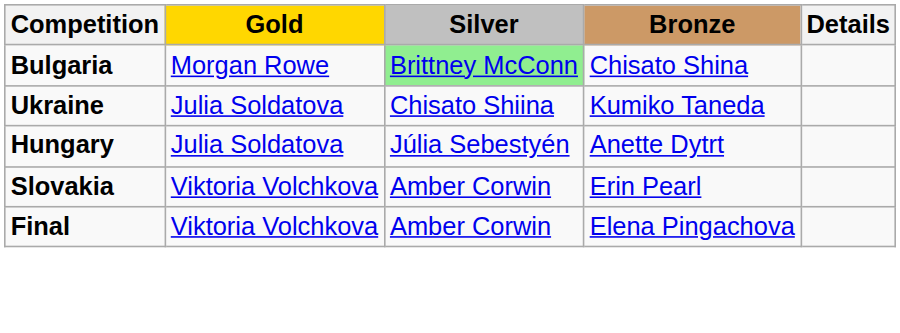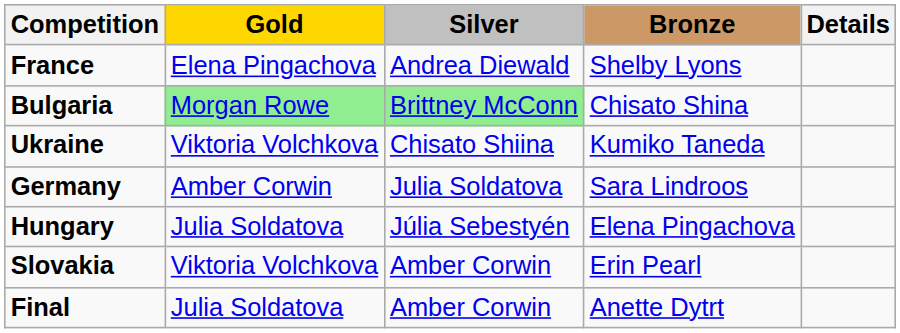+ row: (52, 65)
(250, 65) no background -> (250, 105) lightgreen background
(257, 105) Julia Soldatova -> (274, 145) Viktoria Volchkova
+ row: (66, 186)
(657, 145) Anette Dytrt -> (692, 226) Elena Pingachova
(274, 226) Viktoria Volchkova -> (257, 307) Julia Soldatova
(692, 226) Elena Pingachova -> (657, 307) Anette Dytrt
